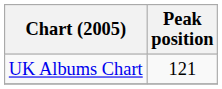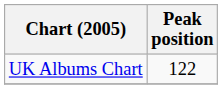(182, 68) 121 -> (182, 68) 122
